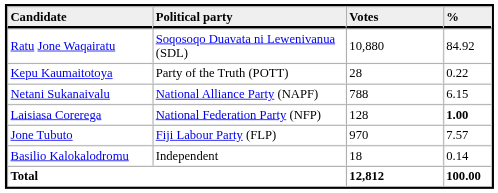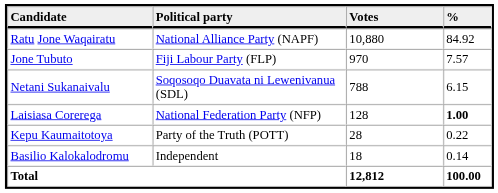(245, 45) Soqosoqo Duavata ni Lewenivanua (SDL) -> (237, 38) National Alliance Party (NAPF)
rows swapped: (42, 135) <-> (62, 73)
(237, 94) National Alliance Party (NAPF) -> (245, 87) Soqosoqo Duavata ni Lewenivanua (SDL)
